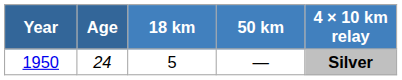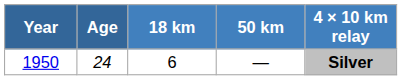(172, 62) 5 -> (172, 62) 6
